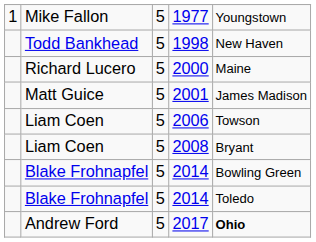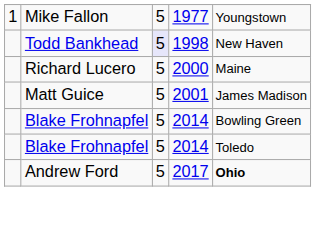(160, 43) no background -> (160, 43) lavender background
- row: (64, 120)
- row: (64, 146)
